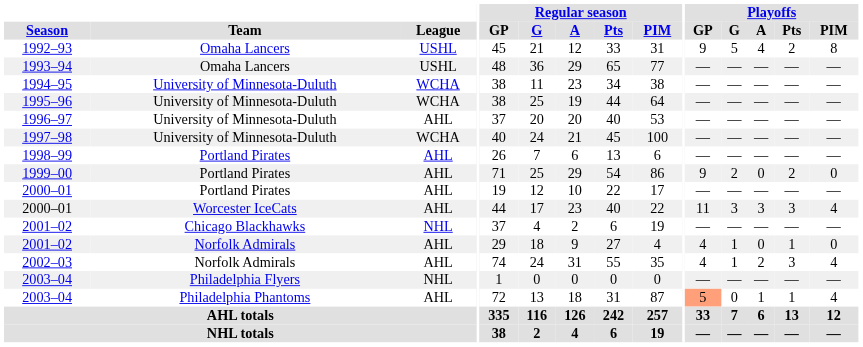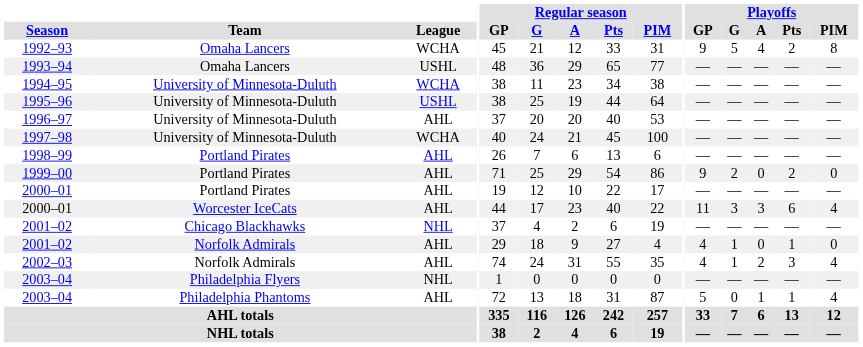(438, 48) USHL -> (438, 48) WCHA
(438, 101) WCHA -> (438, 101) USHL
(792, 208) 3 -> (792, 208) 6
(703, 297) lightsalmon background -> (703, 297) no background
